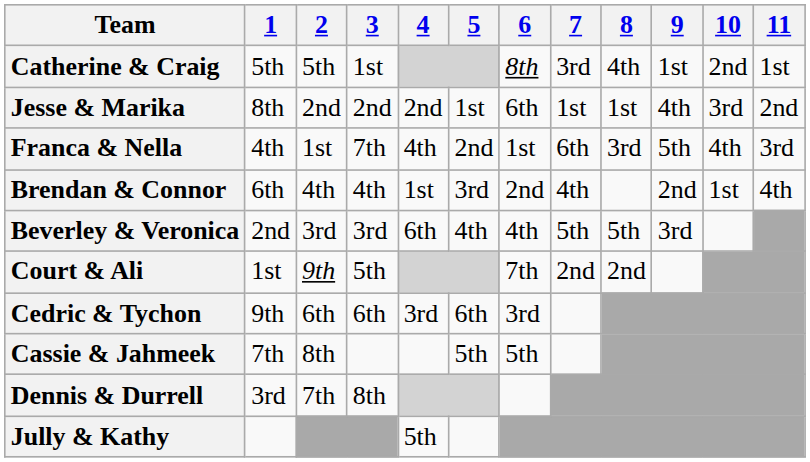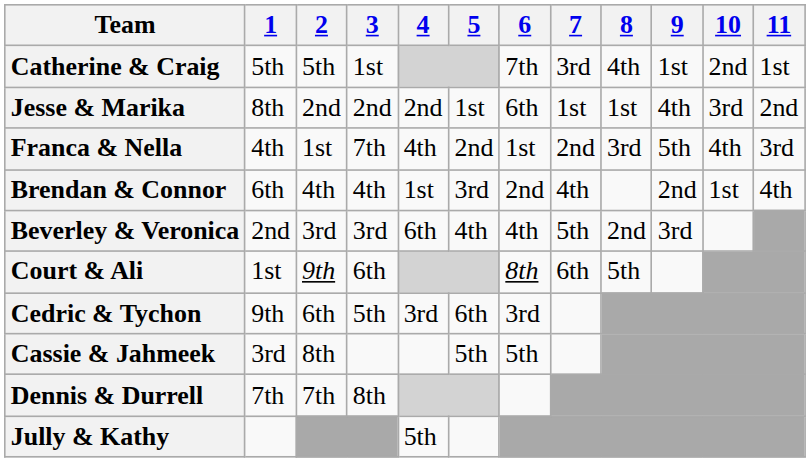(522, 66) 8th -> (522, 66) 7th
(573, 148) 6th -> (576, 148) 2nd
(624, 230) 5th -> (626, 230) 2nd
(369, 271) 5th -> (369, 271) 6th
(522, 271) 7th -> (522, 271) 8th
(576, 271) 2nd -> (573, 271) 6th
(626, 271) 2nd -> (624, 271) 5th
(369, 312) 6th -> (369, 312) 5th
(268, 353) 7th -> (268, 353) 3rd
(268, 395) 3rd -> (268, 395) 7th
